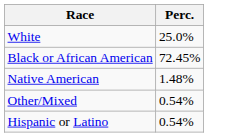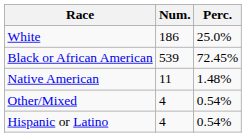+ column: (175, 15)
